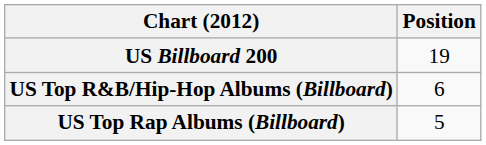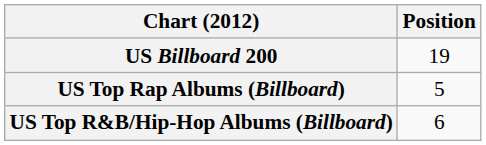rows swapped: (201, 88) <-> (201, 122)
